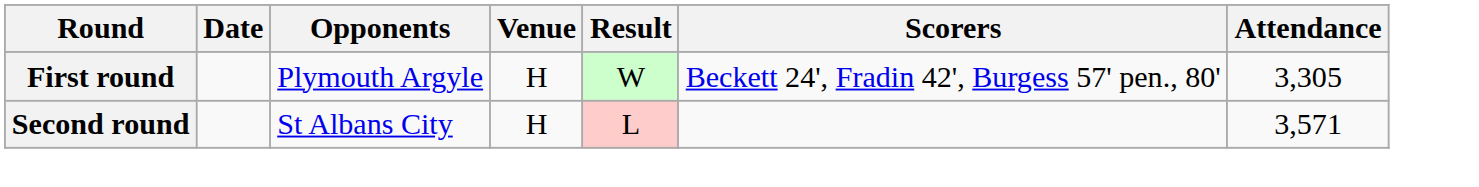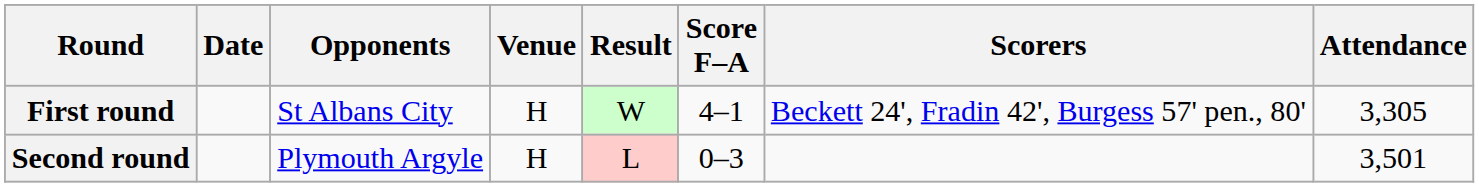+ column: (721, 45)
(380, 76) Plymouth Argyle -> (365, 109) St Albans City
(365, 123) St Albans City -> (380, 157) Plymouth Argyle
(1308, 123) 3,571 -> (1393, 157) 3,501
